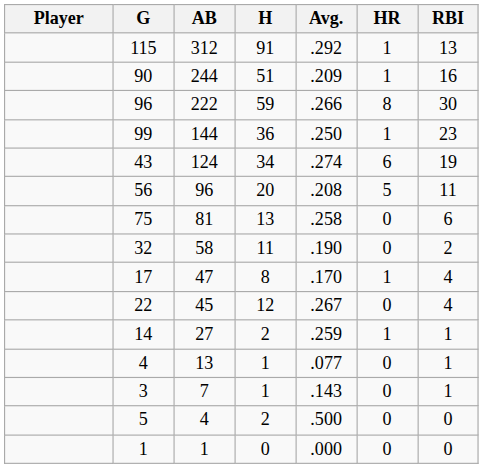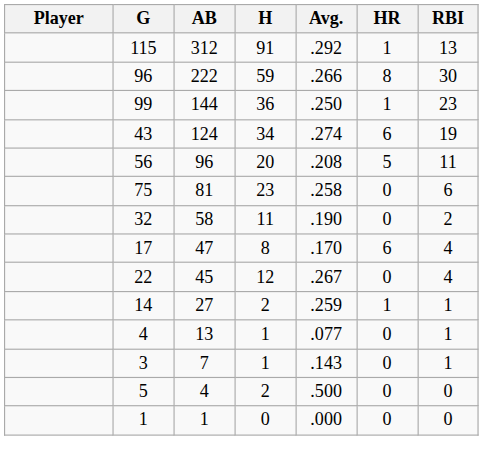- row: (143, 76)
(265, 219) 13 -> (265, 190) 23
(387, 276) 1 -> (387, 248) 6
